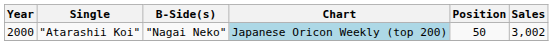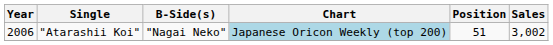(21, 32) 2000 -> (21, 32) 2006
(479, 32) 50 -> (479, 32) 51
